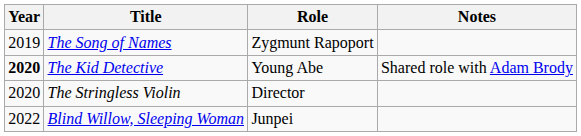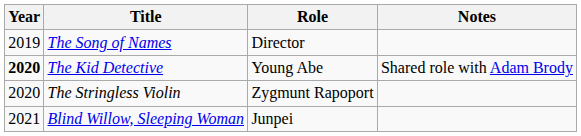(312, 42) Zygmunt Rapoport -> (278, 42) Director
(278, 93) Director -> (312, 93) Zygmunt Rapoport
(24, 118) 2022 -> (24, 118) 2021
